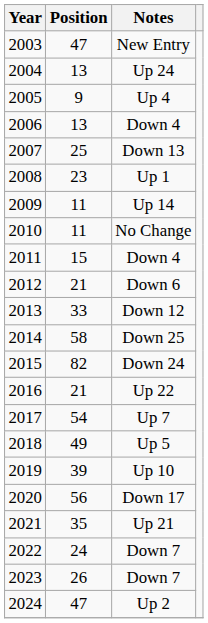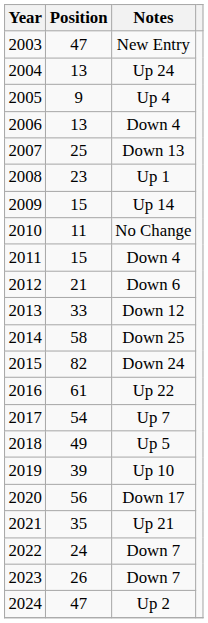(79, 204) 11 -> (79, 204) 15
(79, 390) 21 -> (79, 390) 61
